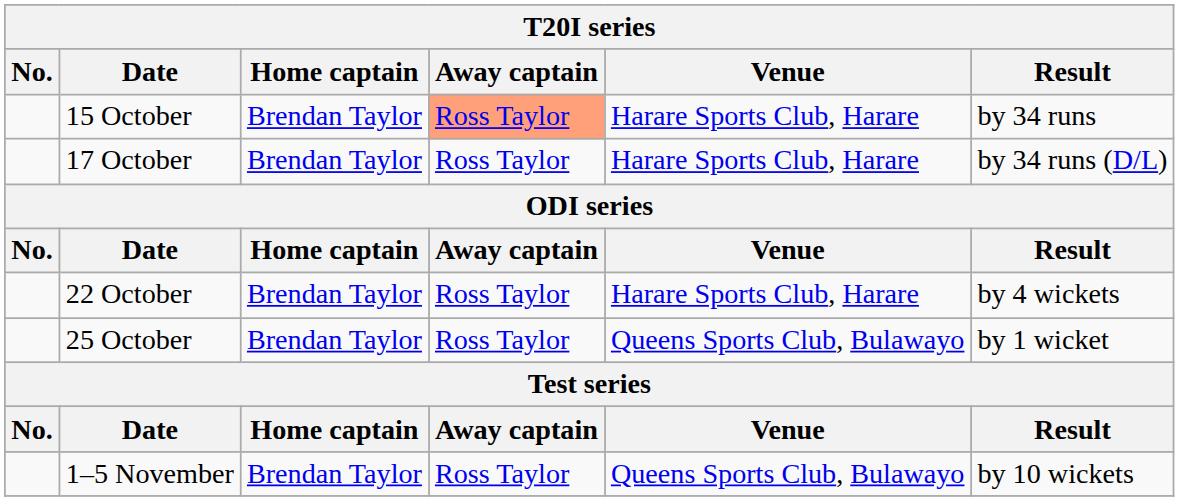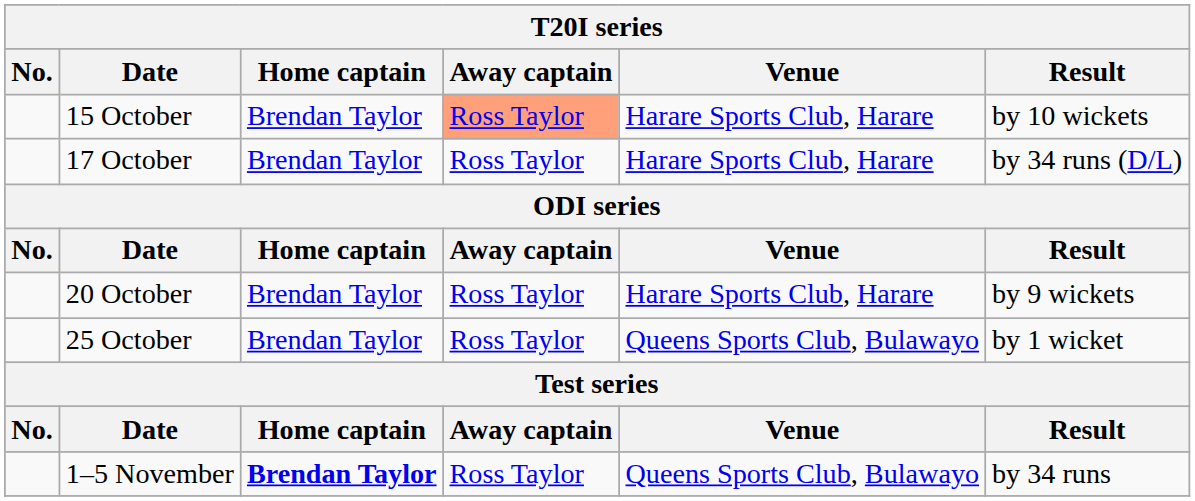(1037, 116) by 34 runs -> (1070, 116) by 10 wickets
+ row: (129, 294)
- row: (129, 294)
(334, 473) normal -> (342, 473) bold
(1056, 473) by 10 wickets -> (1051, 473) by 34 runs
